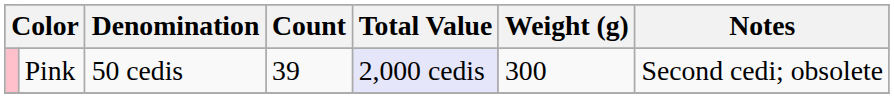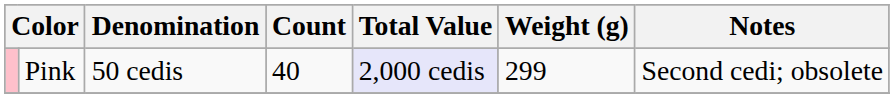(286, 70) 39 -> (286, 70) 40
(526, 70) 300 -> (526, 70) 299
